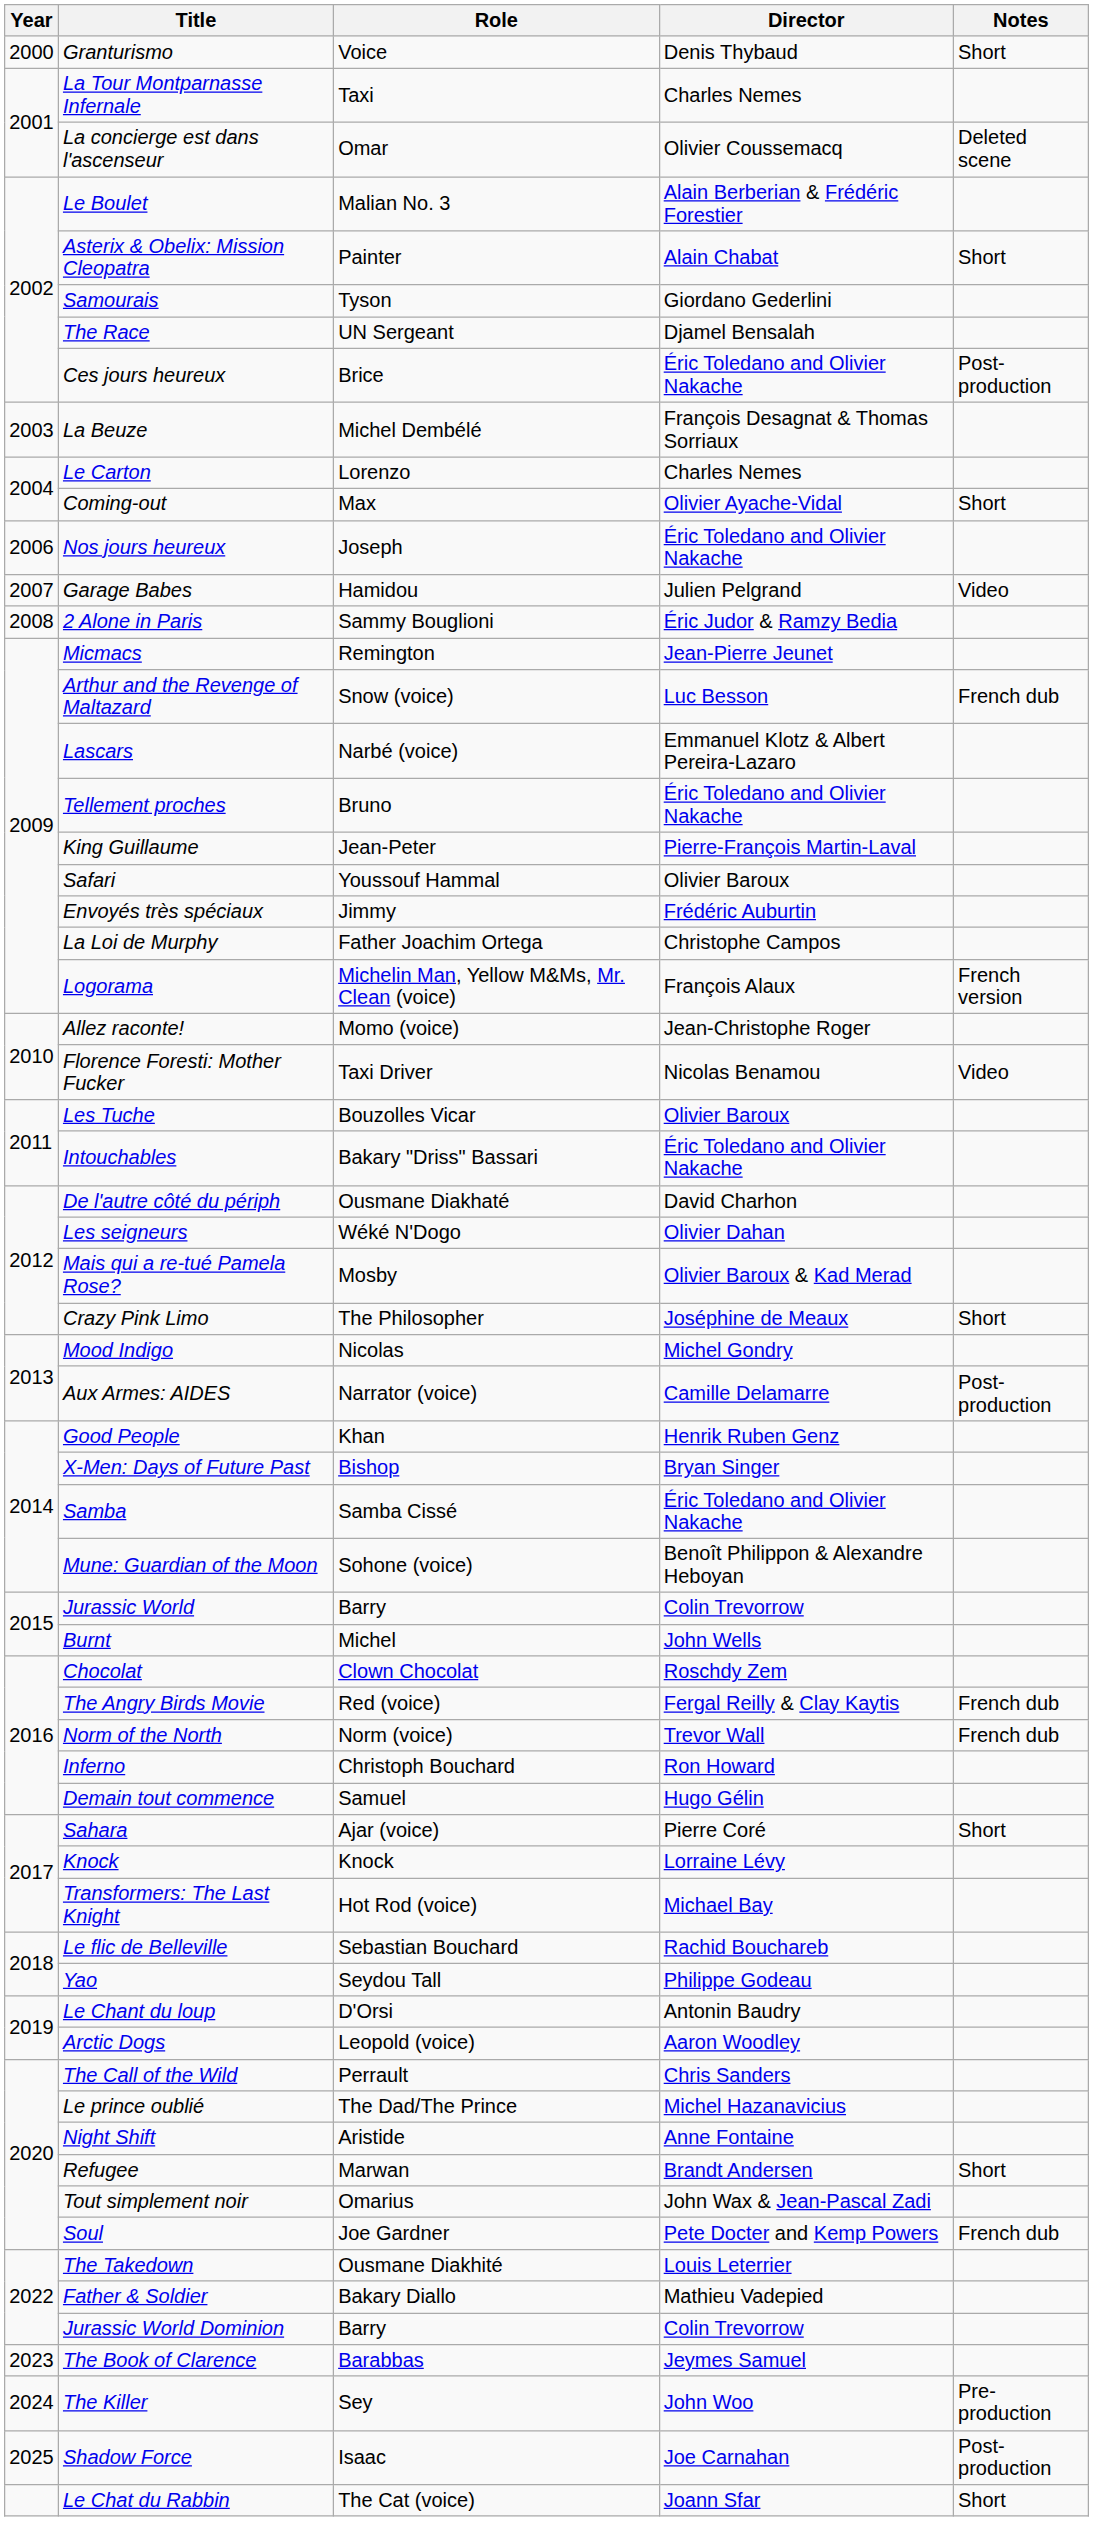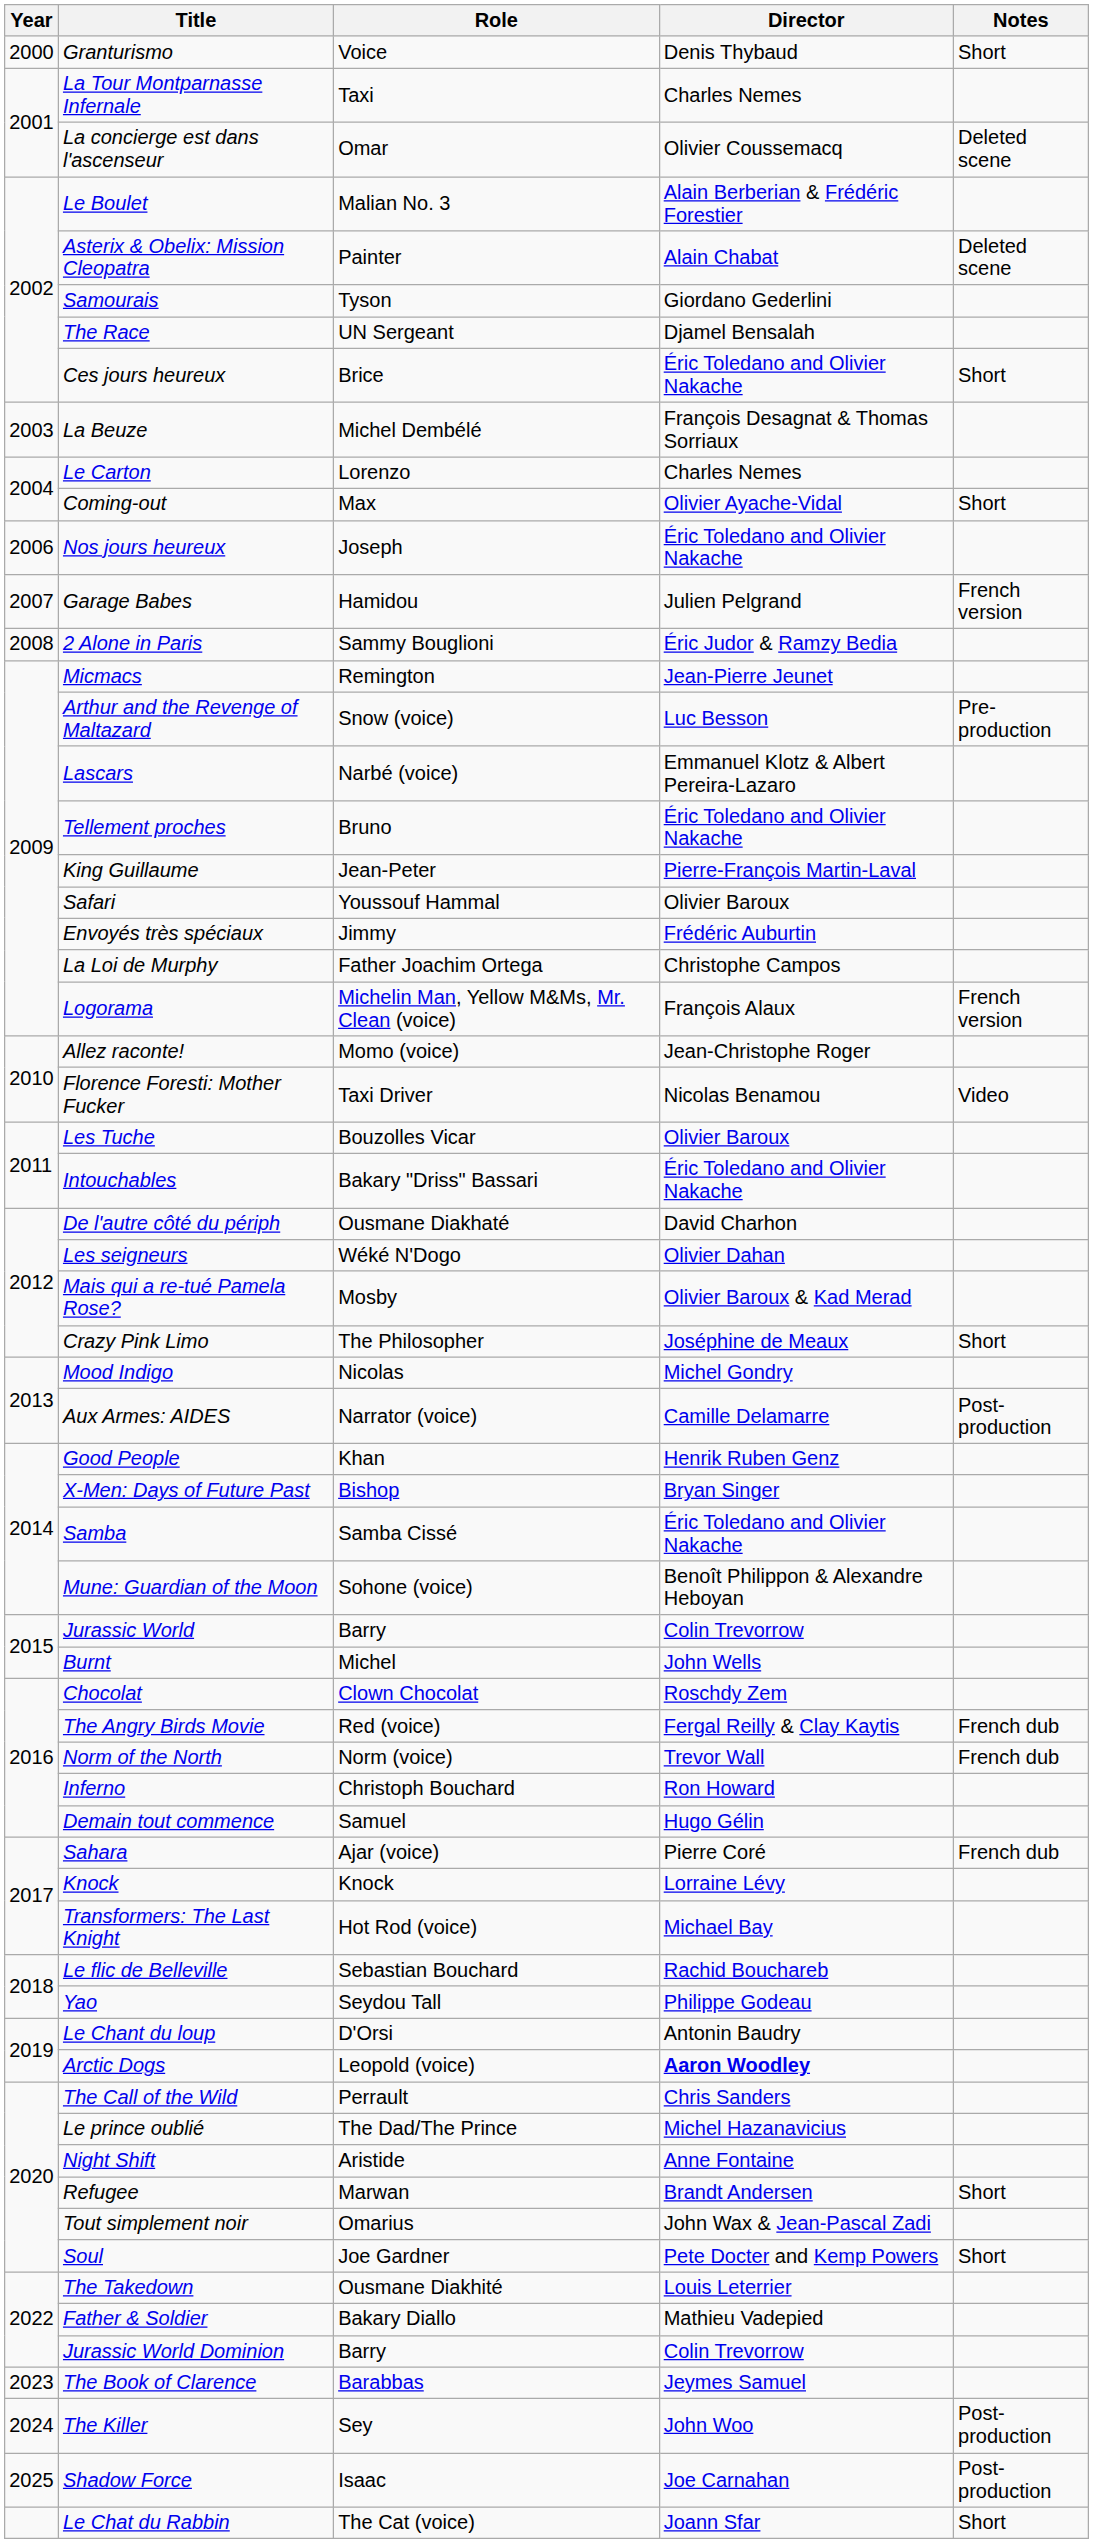(982, 257) Short -> (992, 257) Deleted scene
(1005, 375) Post-production -> (982, 375) Short
(983, 590) Video -> (990, 601) French version
(1009, 696) French dub -> (1005, 719) Pre-production
(982, 1830) Short -> (1009, 1852) French dub
(732, 2043) normal -> (737, 2065) bold
(1009, 2233) French dub -> (982, 2255) Short
(1005, 2403) Pre-production -> (1005, 2425) Post-production
